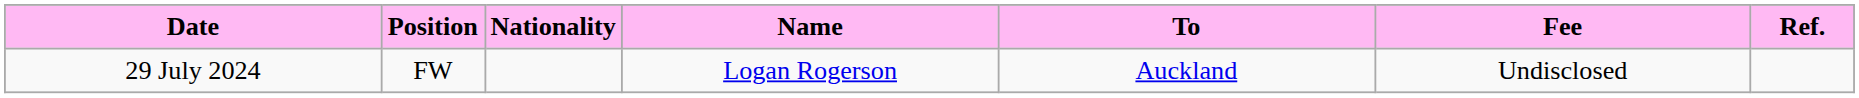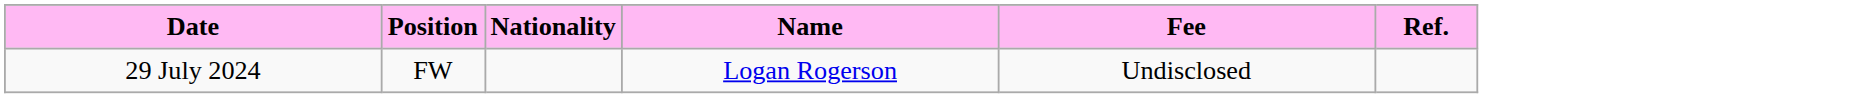- column: (1186, 26)
